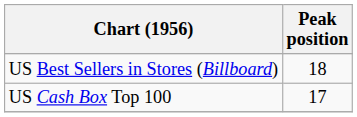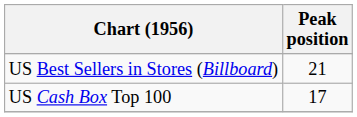(317, 68) 18 -> (317, 68) 21
